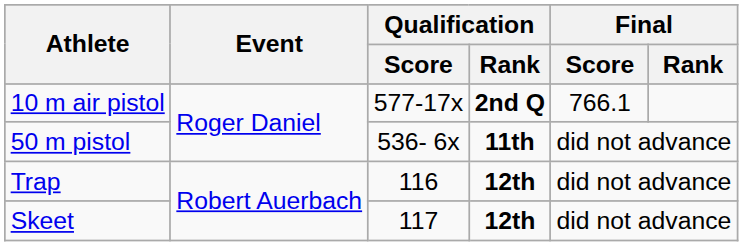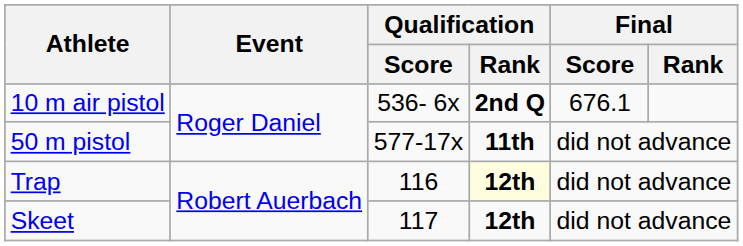(418, 103) 577-17x -> (418, 103) 536- 6x
(600, 103) 766.1 -> (600, 103) 676.1
(418, 142) 536- 6x -> (418, 142) 577-17x
(510, 181) no background -> (510, 181) lightyellow background
